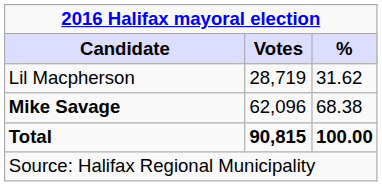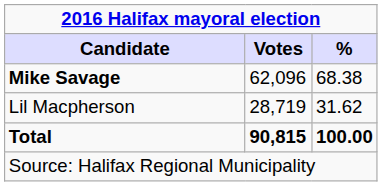rows swapped: (65, 107) <-> (72, 78)
